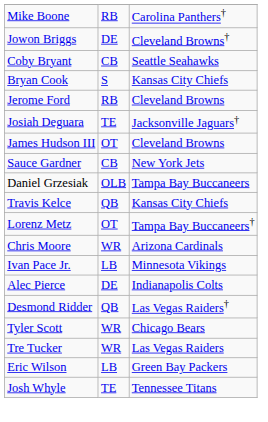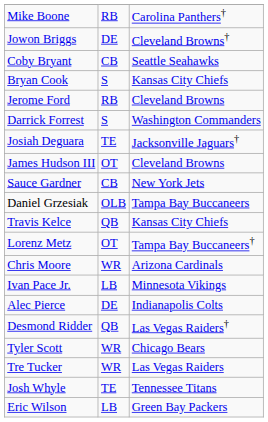+ row: (46, 120)
rows swapped: (36, 387) <-> (37, 367)
